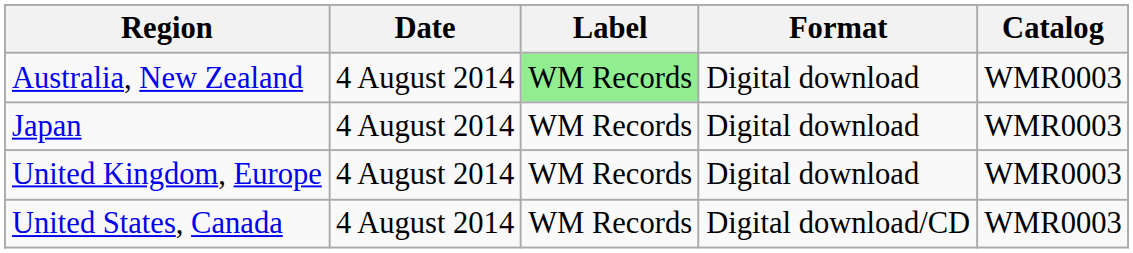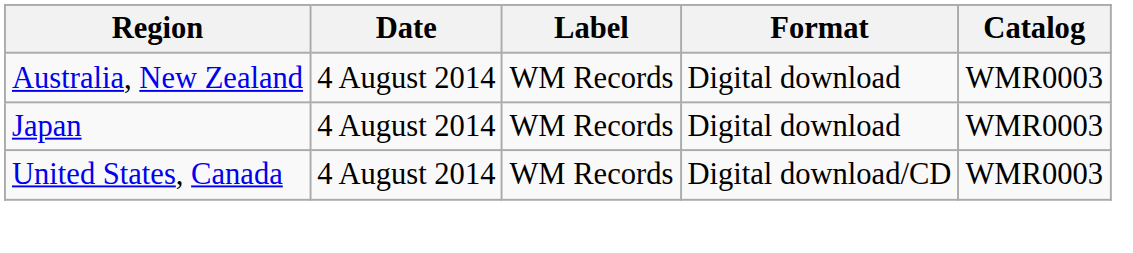(610, 77) lightgreen background -> (591, 77) no background
- row: (167, 174)
